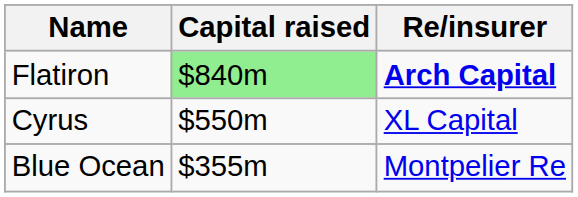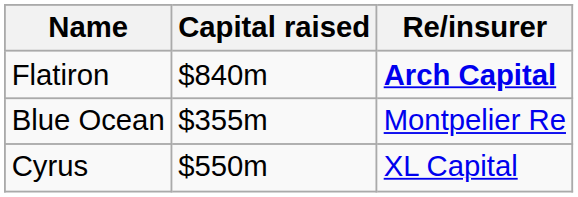(223, 74) lightgreen background -> (223, 74) no background
rows swapped: (88, 167) <-> (50, 120)
